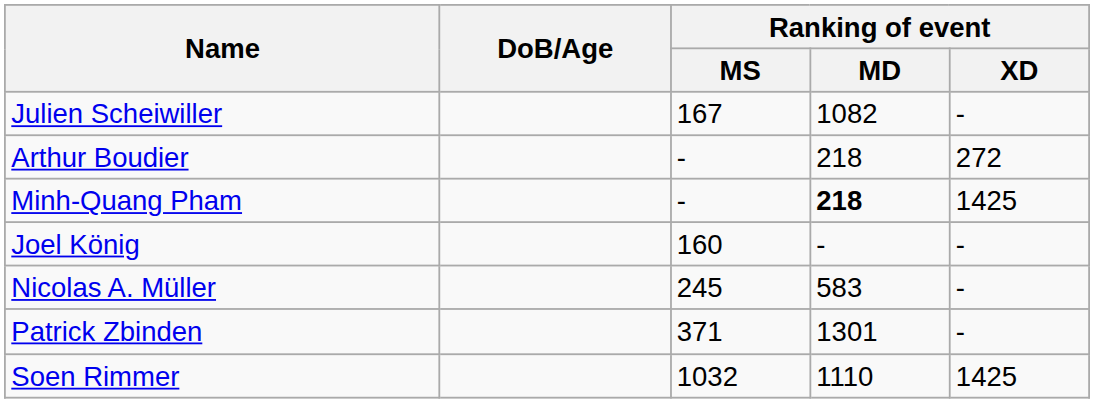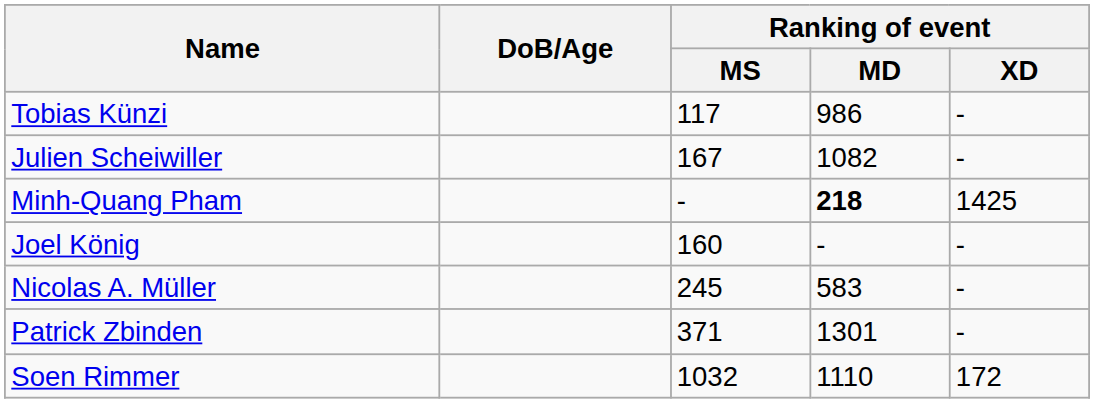+ row: (89, 114)
- row: (100, 158)
(986, 375) 1425 -> (979, 375) 172
